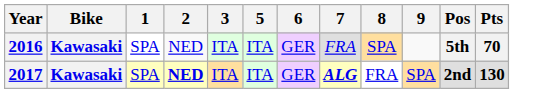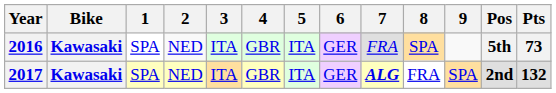+ column: (263, 18)
(492, 46) 70 -> (534, 46) 73
(186, 74) bold -> (185, 74) normal
(492, 74) 130 -> (534, 74) 132
